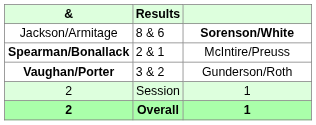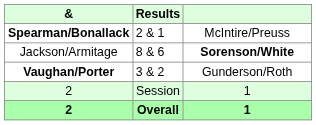rows swapped: (69, 52) <-> (69, 33)
